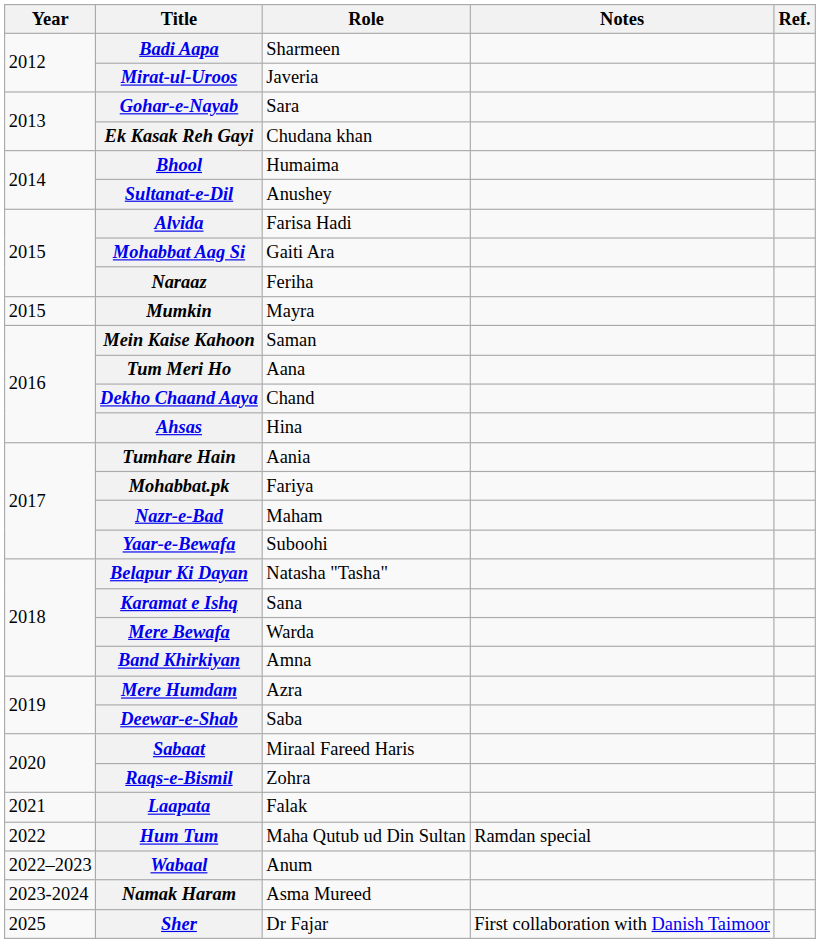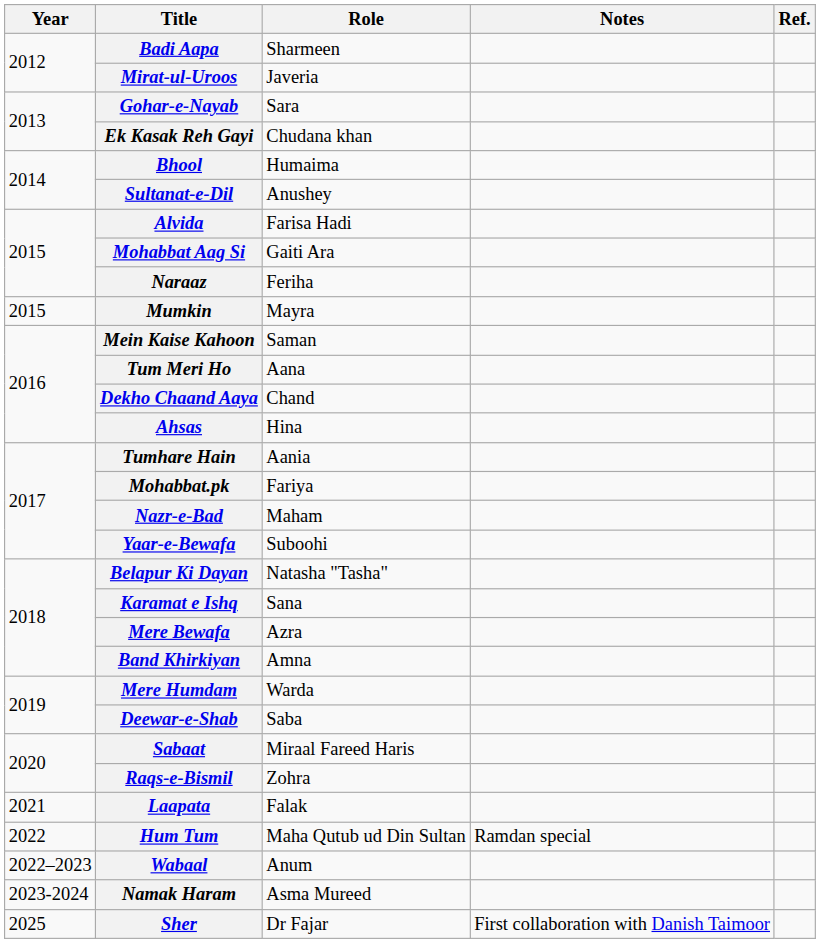(290, 631) Warda -> (284, 631) Azra
(284, 690) Azra -> (290, 690) Warda
